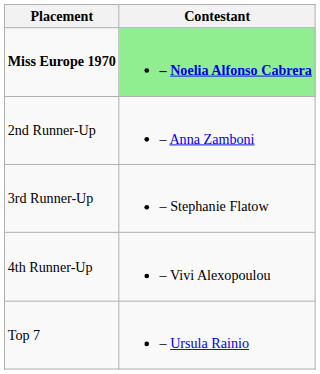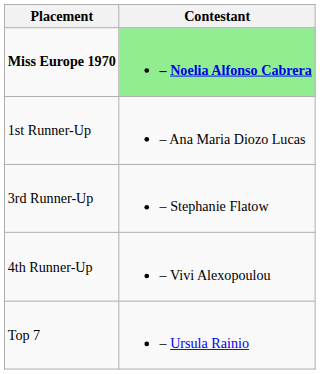+ row: (49, 130)
- row: (52, 130)
